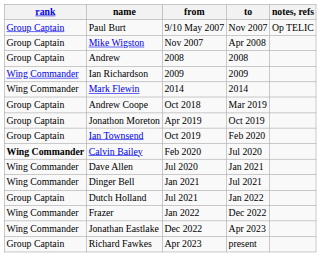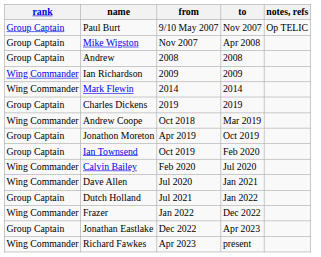+ row: (115, 105)
(35, 105) Group Captain -> (43, 120) Wing Commander
(45, 151) bold -> (43, 167) normal
- row: (112, 182)
(43, 228) Wing Commander -> (35, 228) Group Captain
(35, 244) Group Captain -> (43, 244) Wing Commander
